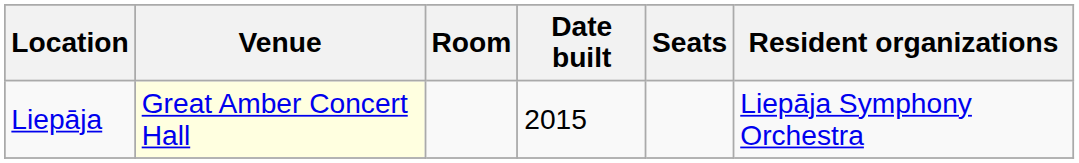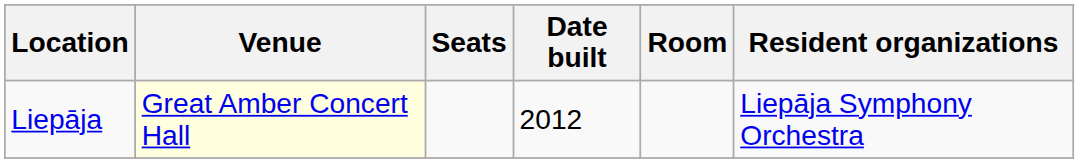columns swapped: (471, 42) <-> (690, 42)
(556, 119) 2015 -> (551, 119) 2012
